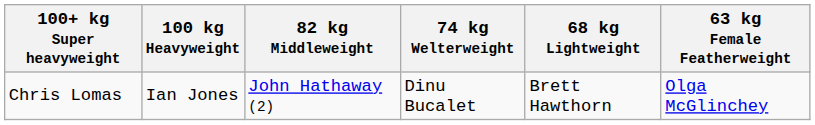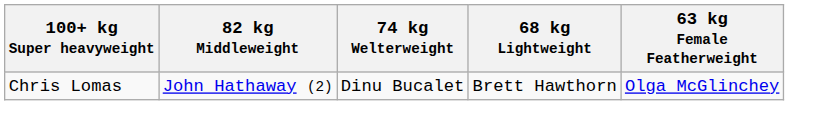- column: (193, 38)
